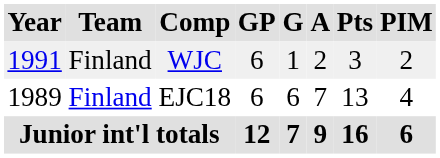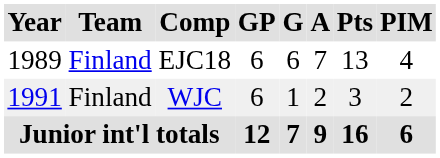rows swapped: (195, 97) <-> (195, 59)
